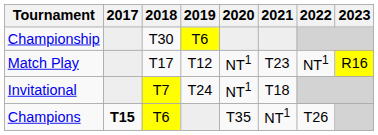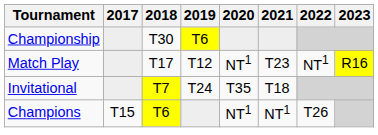(238, 90) NT1 -> (238, 88) T35
(122, 116) bold -> (122, 113) normal
(238, 116) T35 -> (238, 113) NT1
